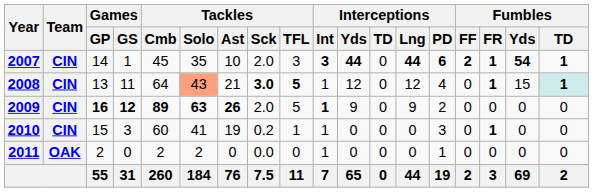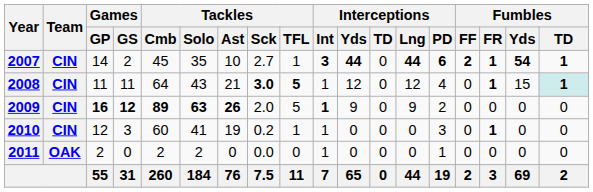(127, 61) 1 -> (127, 61) 2
(264, 61) 2.0 -> (264, 61) 2.7
(296, 61) 3 -> (296, 61) 1
(100, 84) 13 -> (100, 84) 11
(199, 84) lightsalmon background -> (199, 84) no background
(100, 130) 15 -> (100, 130) 12
